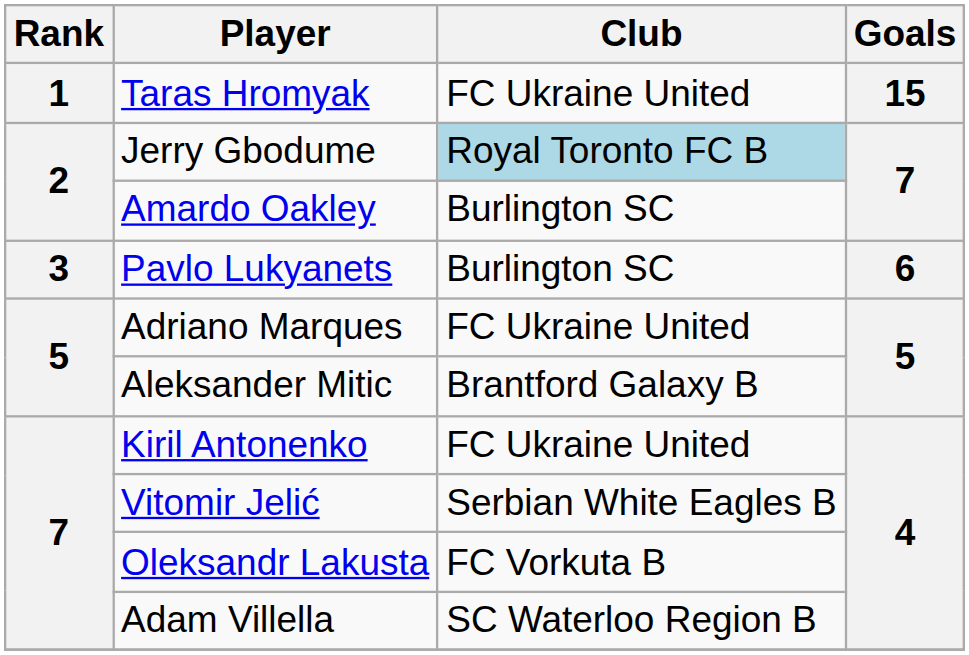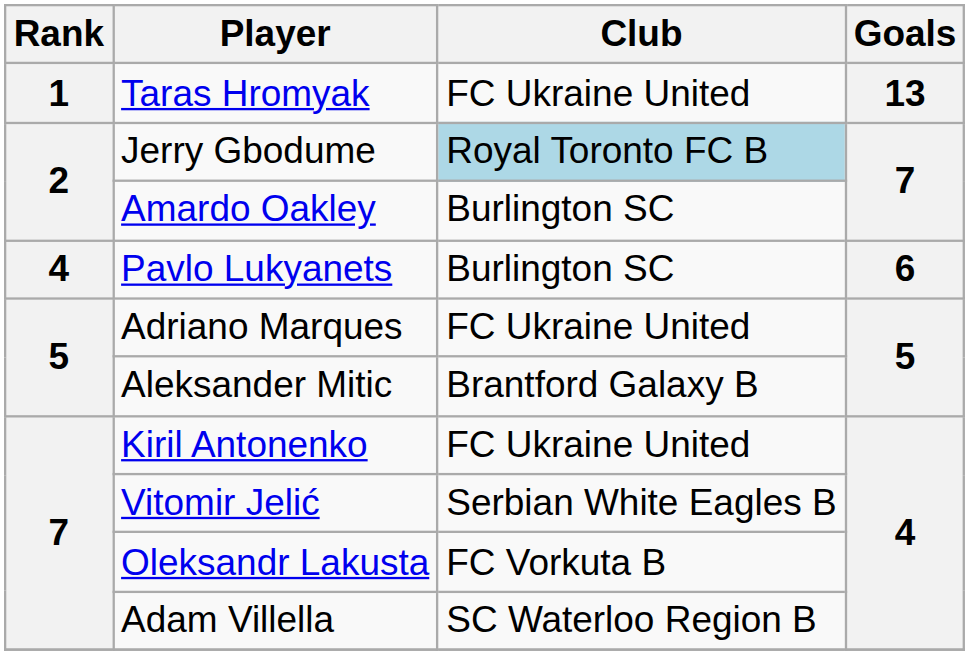(905, 92) 15 -> (905, 92) 13
(59, 268) 3 -> (59, 268) 4
